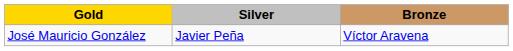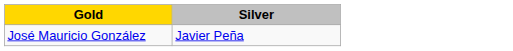- column: (424, 14)
